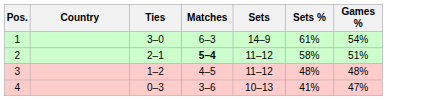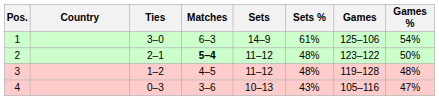+ column: (360, 18)
(309, 55) 58% -> (309, 55) 48%
(358, 55) 51% -> (410, 55) 50%
(309, 87) 41% -> (309, 87) 43%
